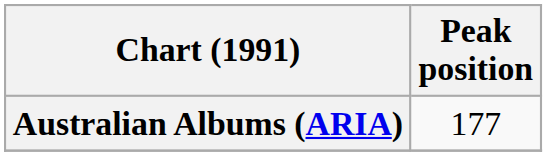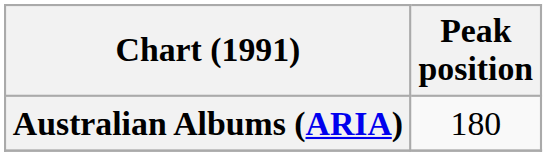(476, 122) 177 -> (476, 122) 180
